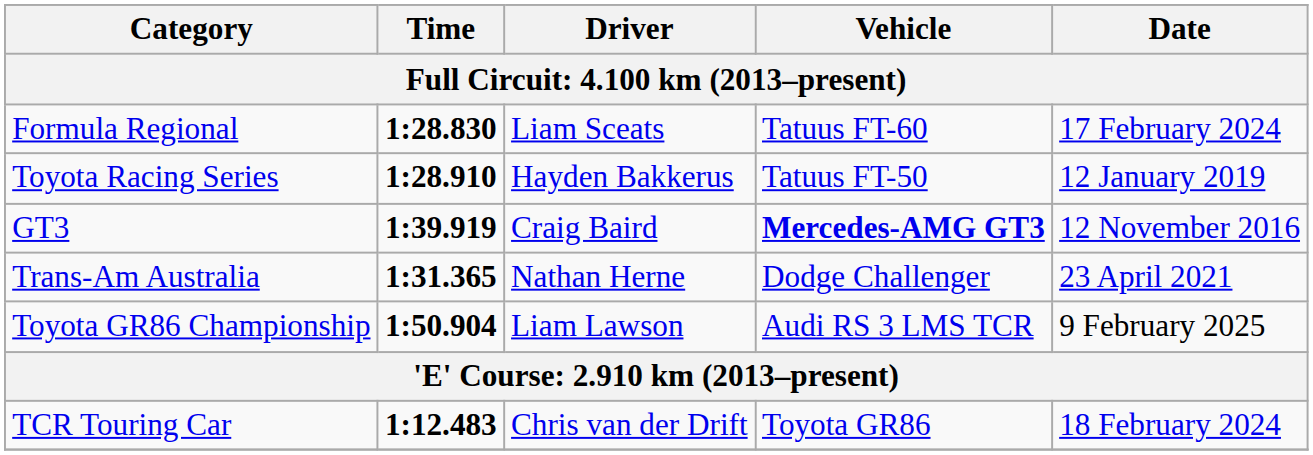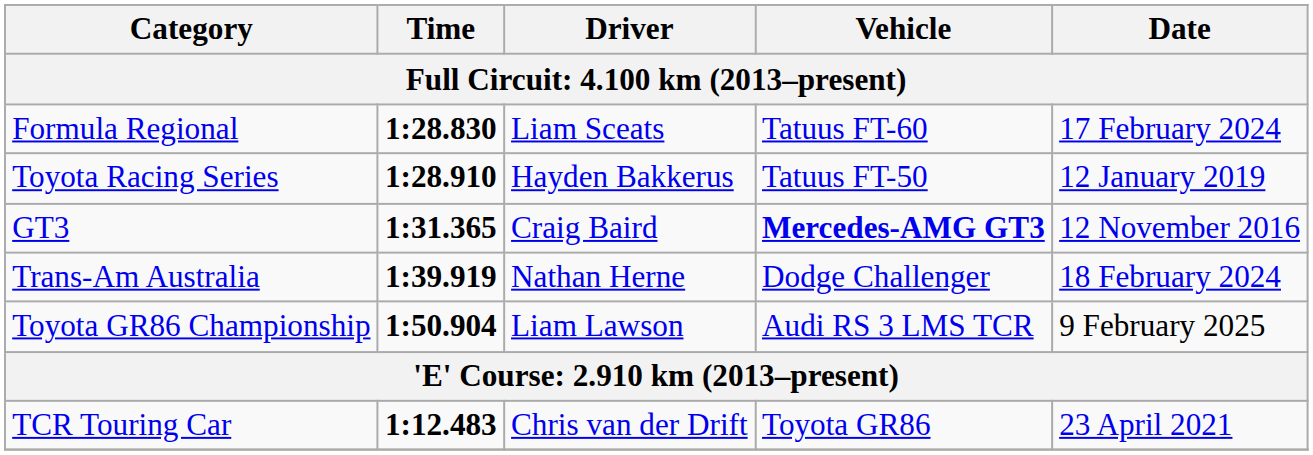(441, 227) 1:39.919 -> (441, 227) 1:31.365
(441, 276) 1:31.365 -> (441, 276) 1:39.919
(1146, 276) 23 April 2021 -> (1170, 276) 18 February 2024
(1170, 425) 18 February 2024 -> (1146, 425) 23 April 2021
